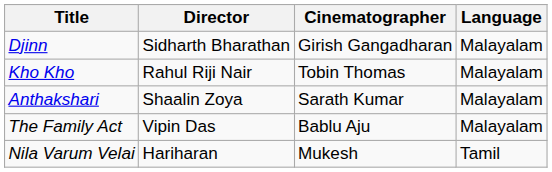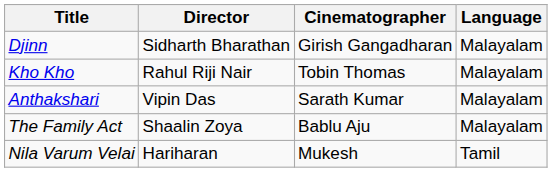(193, 99) Shaalin Zoya -> (179, 99) Vipin Das
(179, 126) Vipin Das -> (193, 126) Shaalin Zoya
